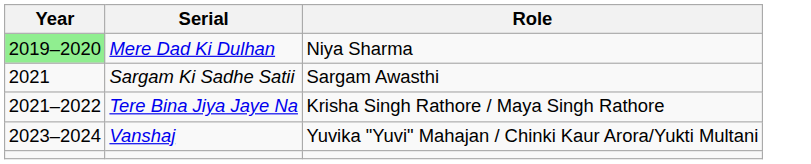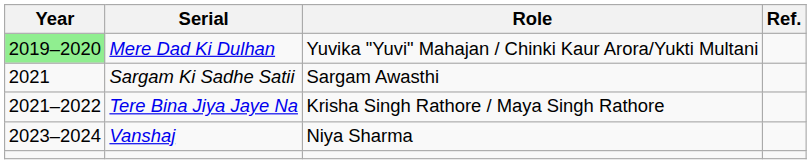+ column: (784, 19)
(360, 48) Niya Sharma -> (532, 48) Yuvika "Yuvi" Mahajan / Chinki Kaur Arora/Yukti Multani
(532, 135) Yuvika "Yuvi" Mahajan / Chinki Kaur Arora/Yukti Multani -> (360, 135) Niya Sharma
